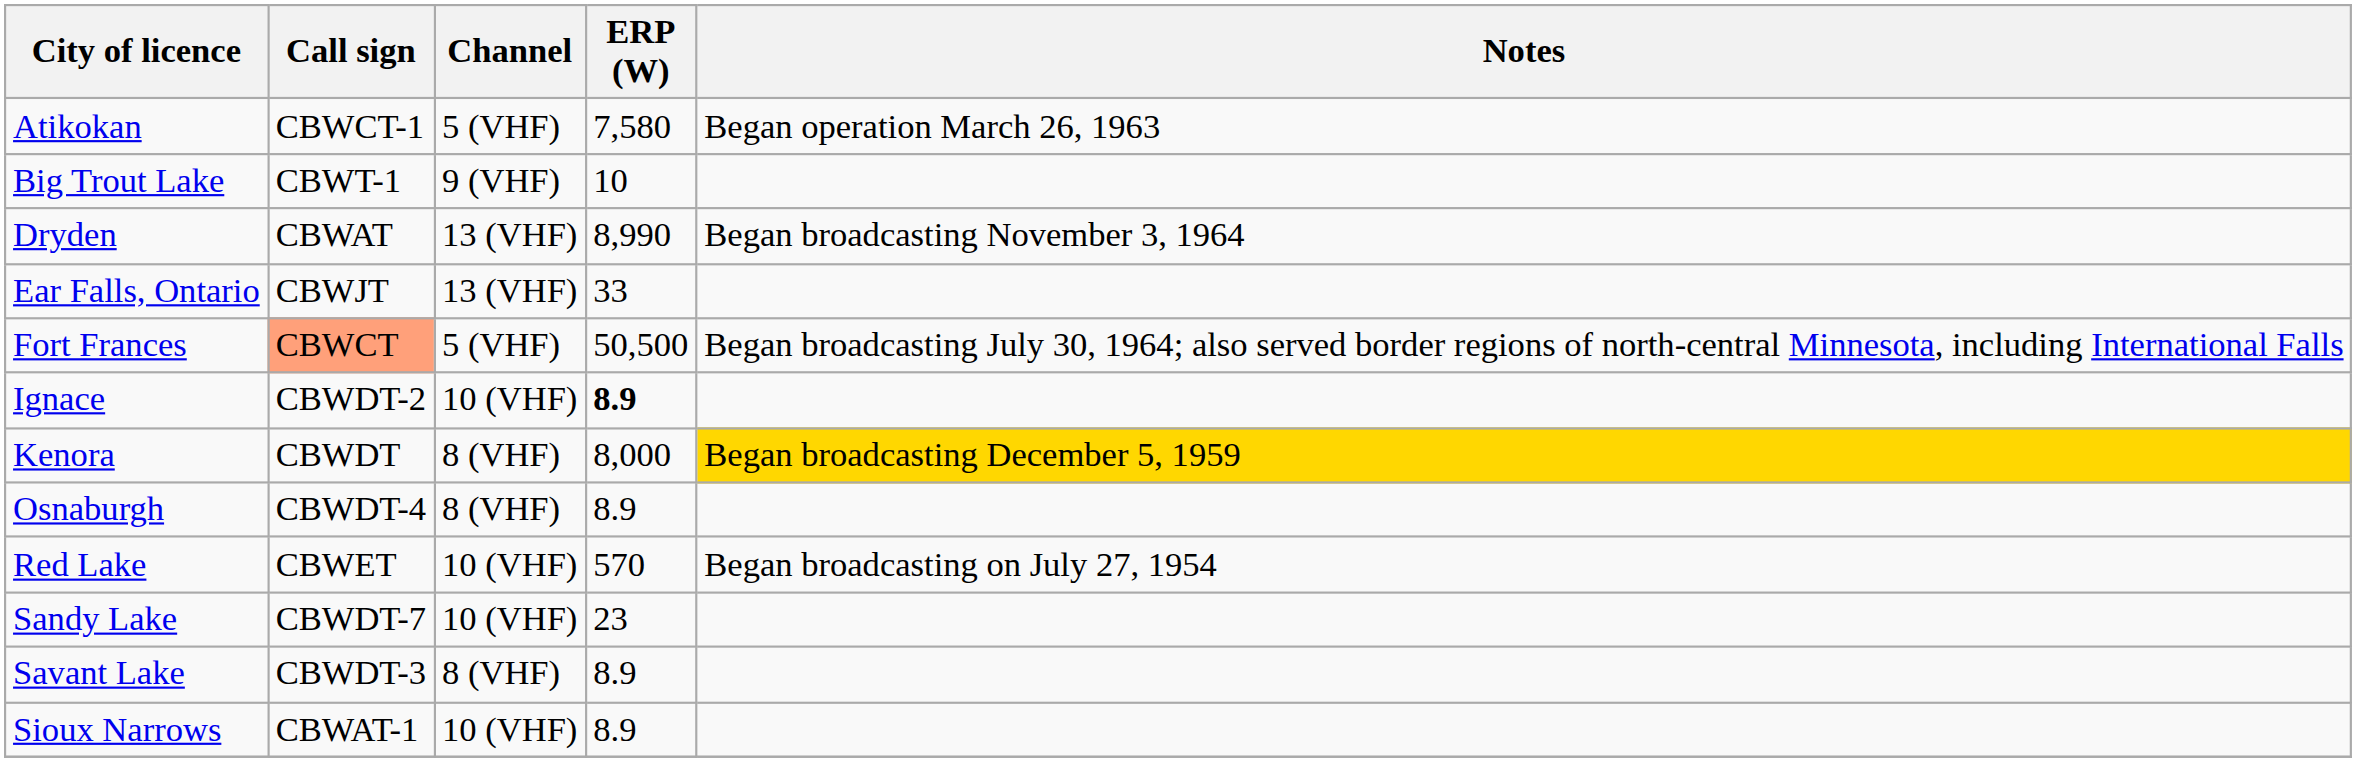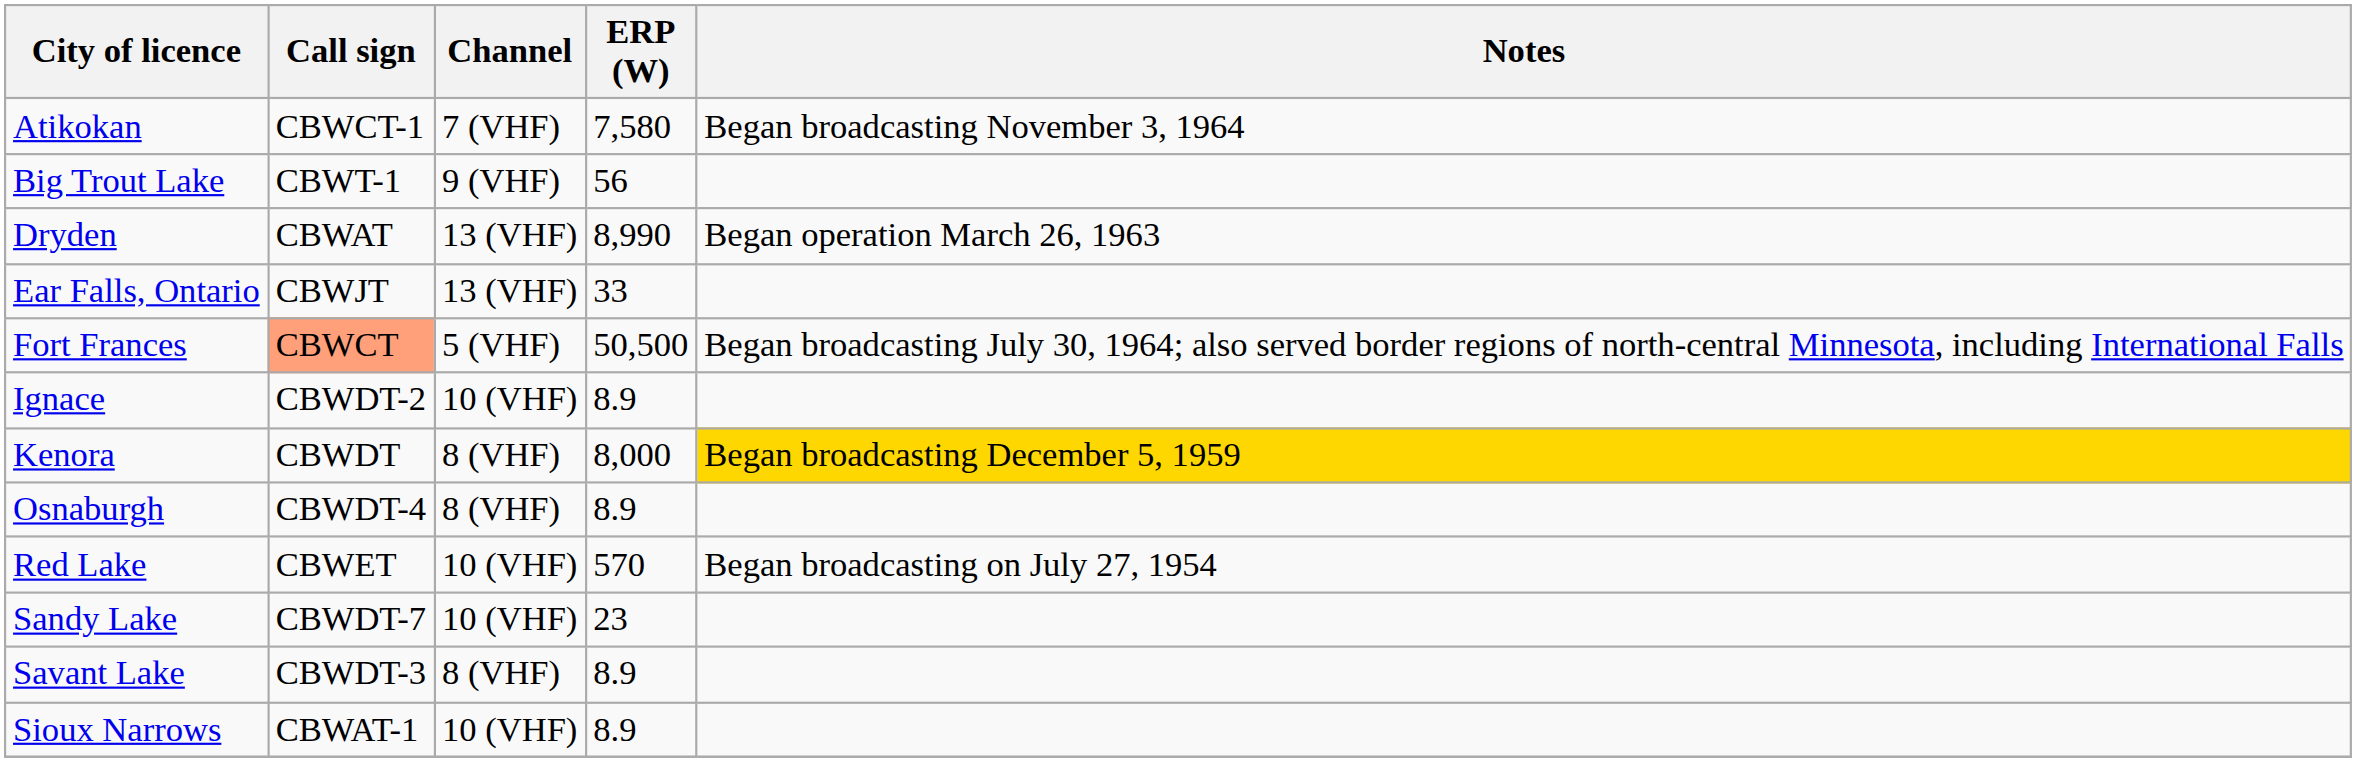(501, 125) 5 (VHF) -> (501, 125) 7 (VHF)
(932, 125) Began operation March 26, 1963 -> (974, 125) Began broadcasting November 3, 1964
(611, 180) 10 -> (611, 180) 56
(974, 235) Began broadcasting November 3, 1964 -> (932, 235) Began operation March 26, 1963
(615, 399) bold -> (615, 399) normal
